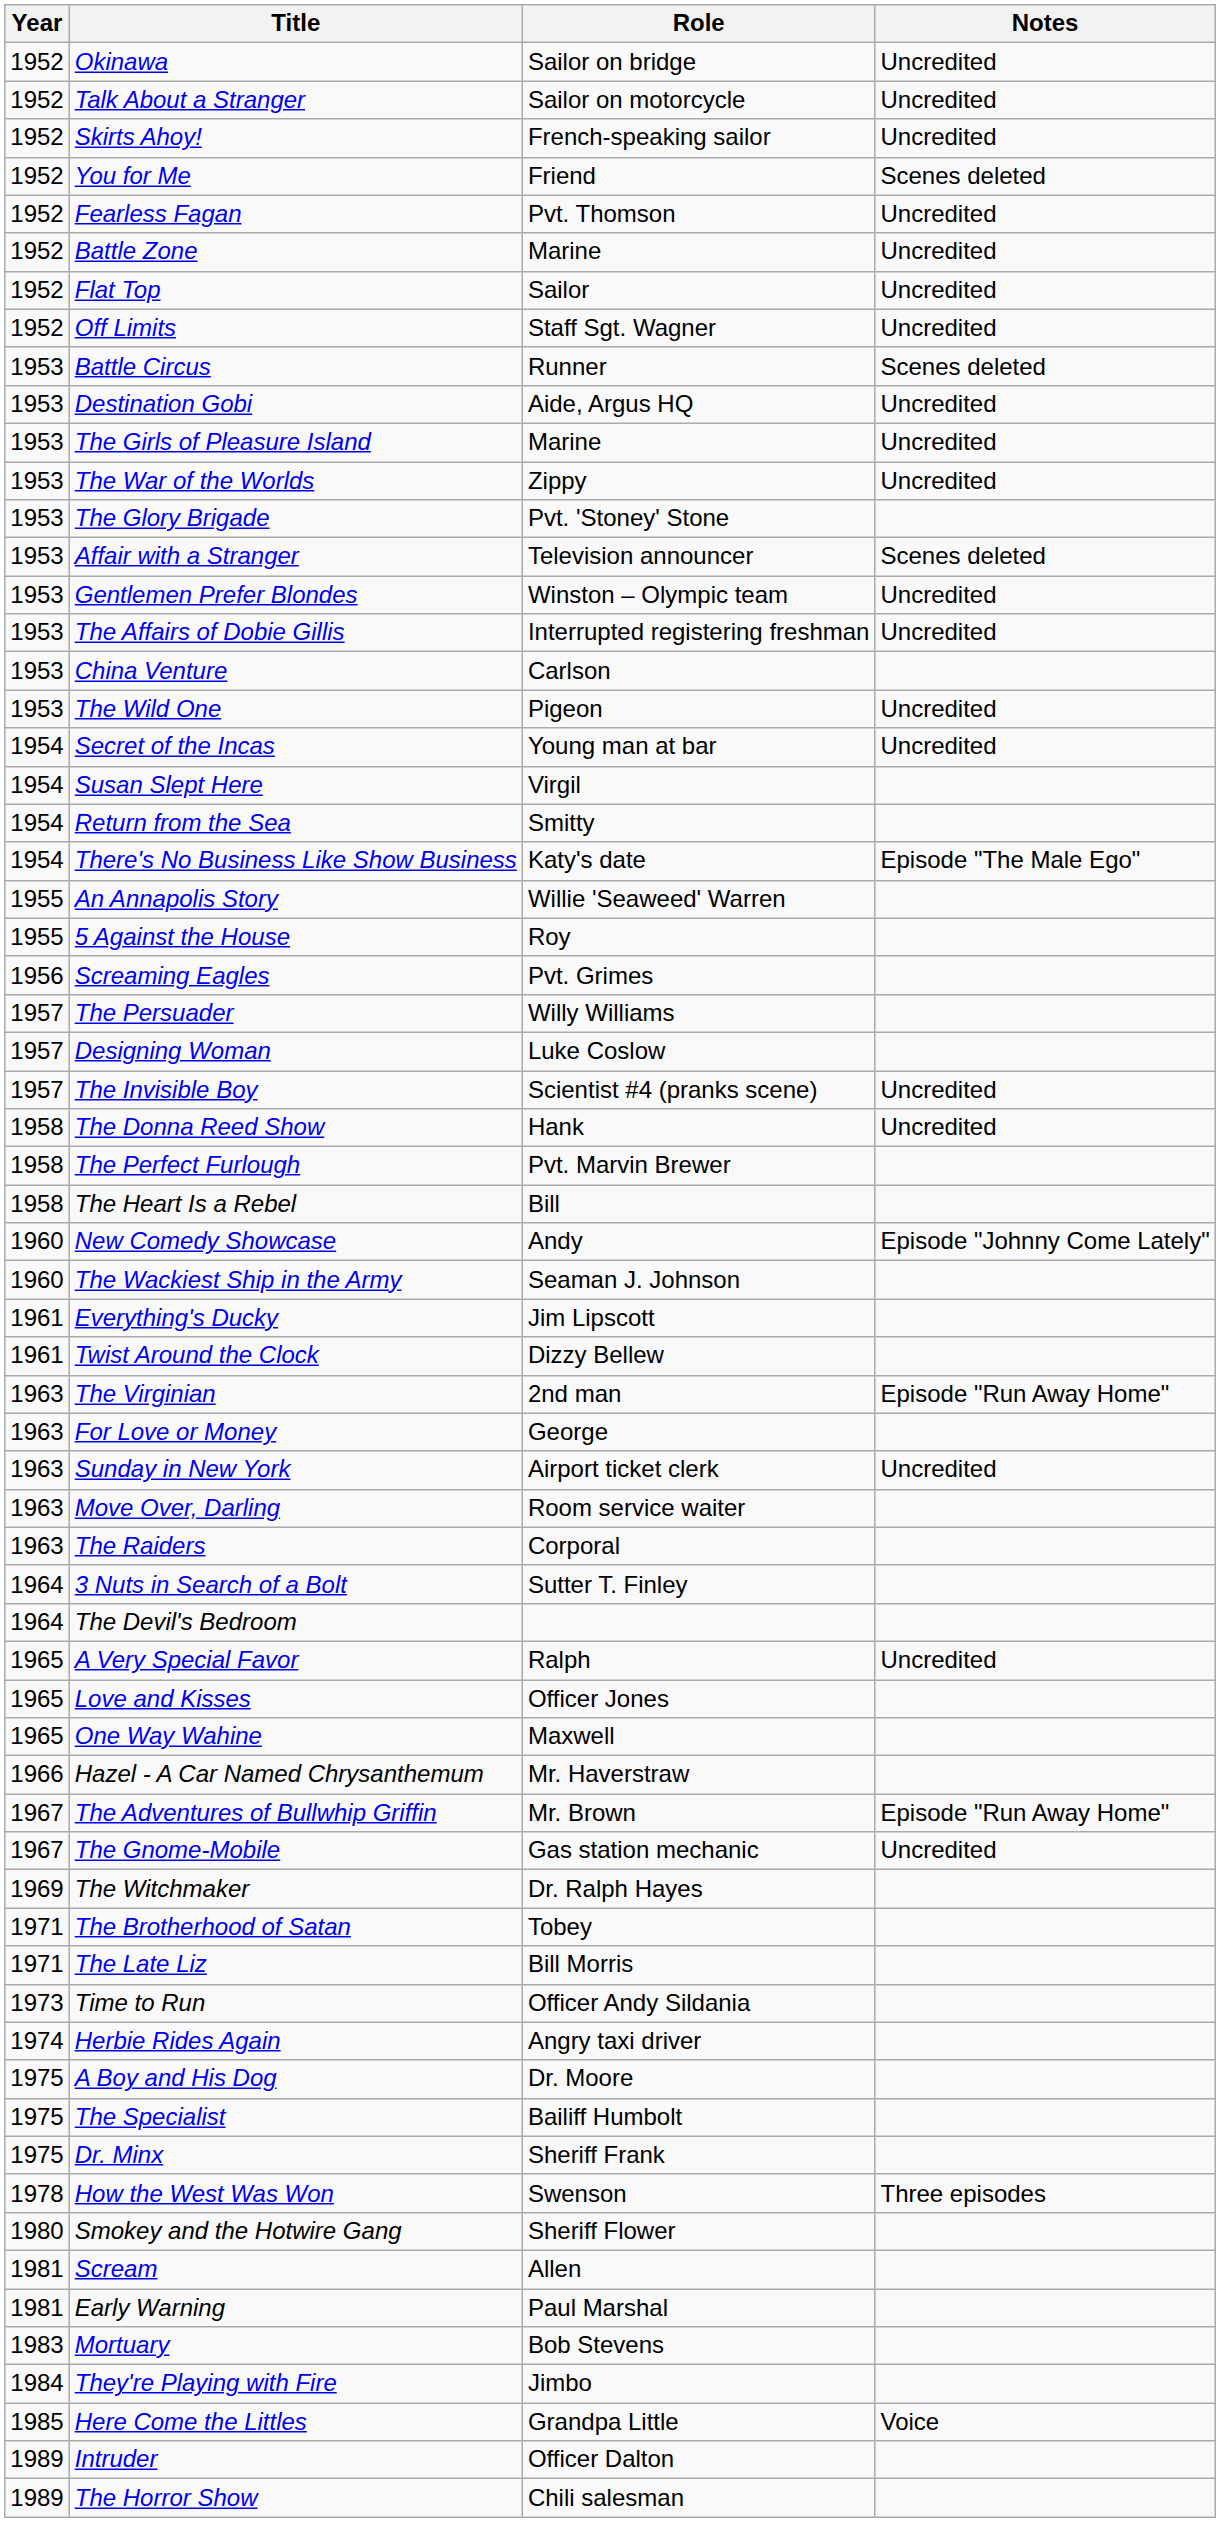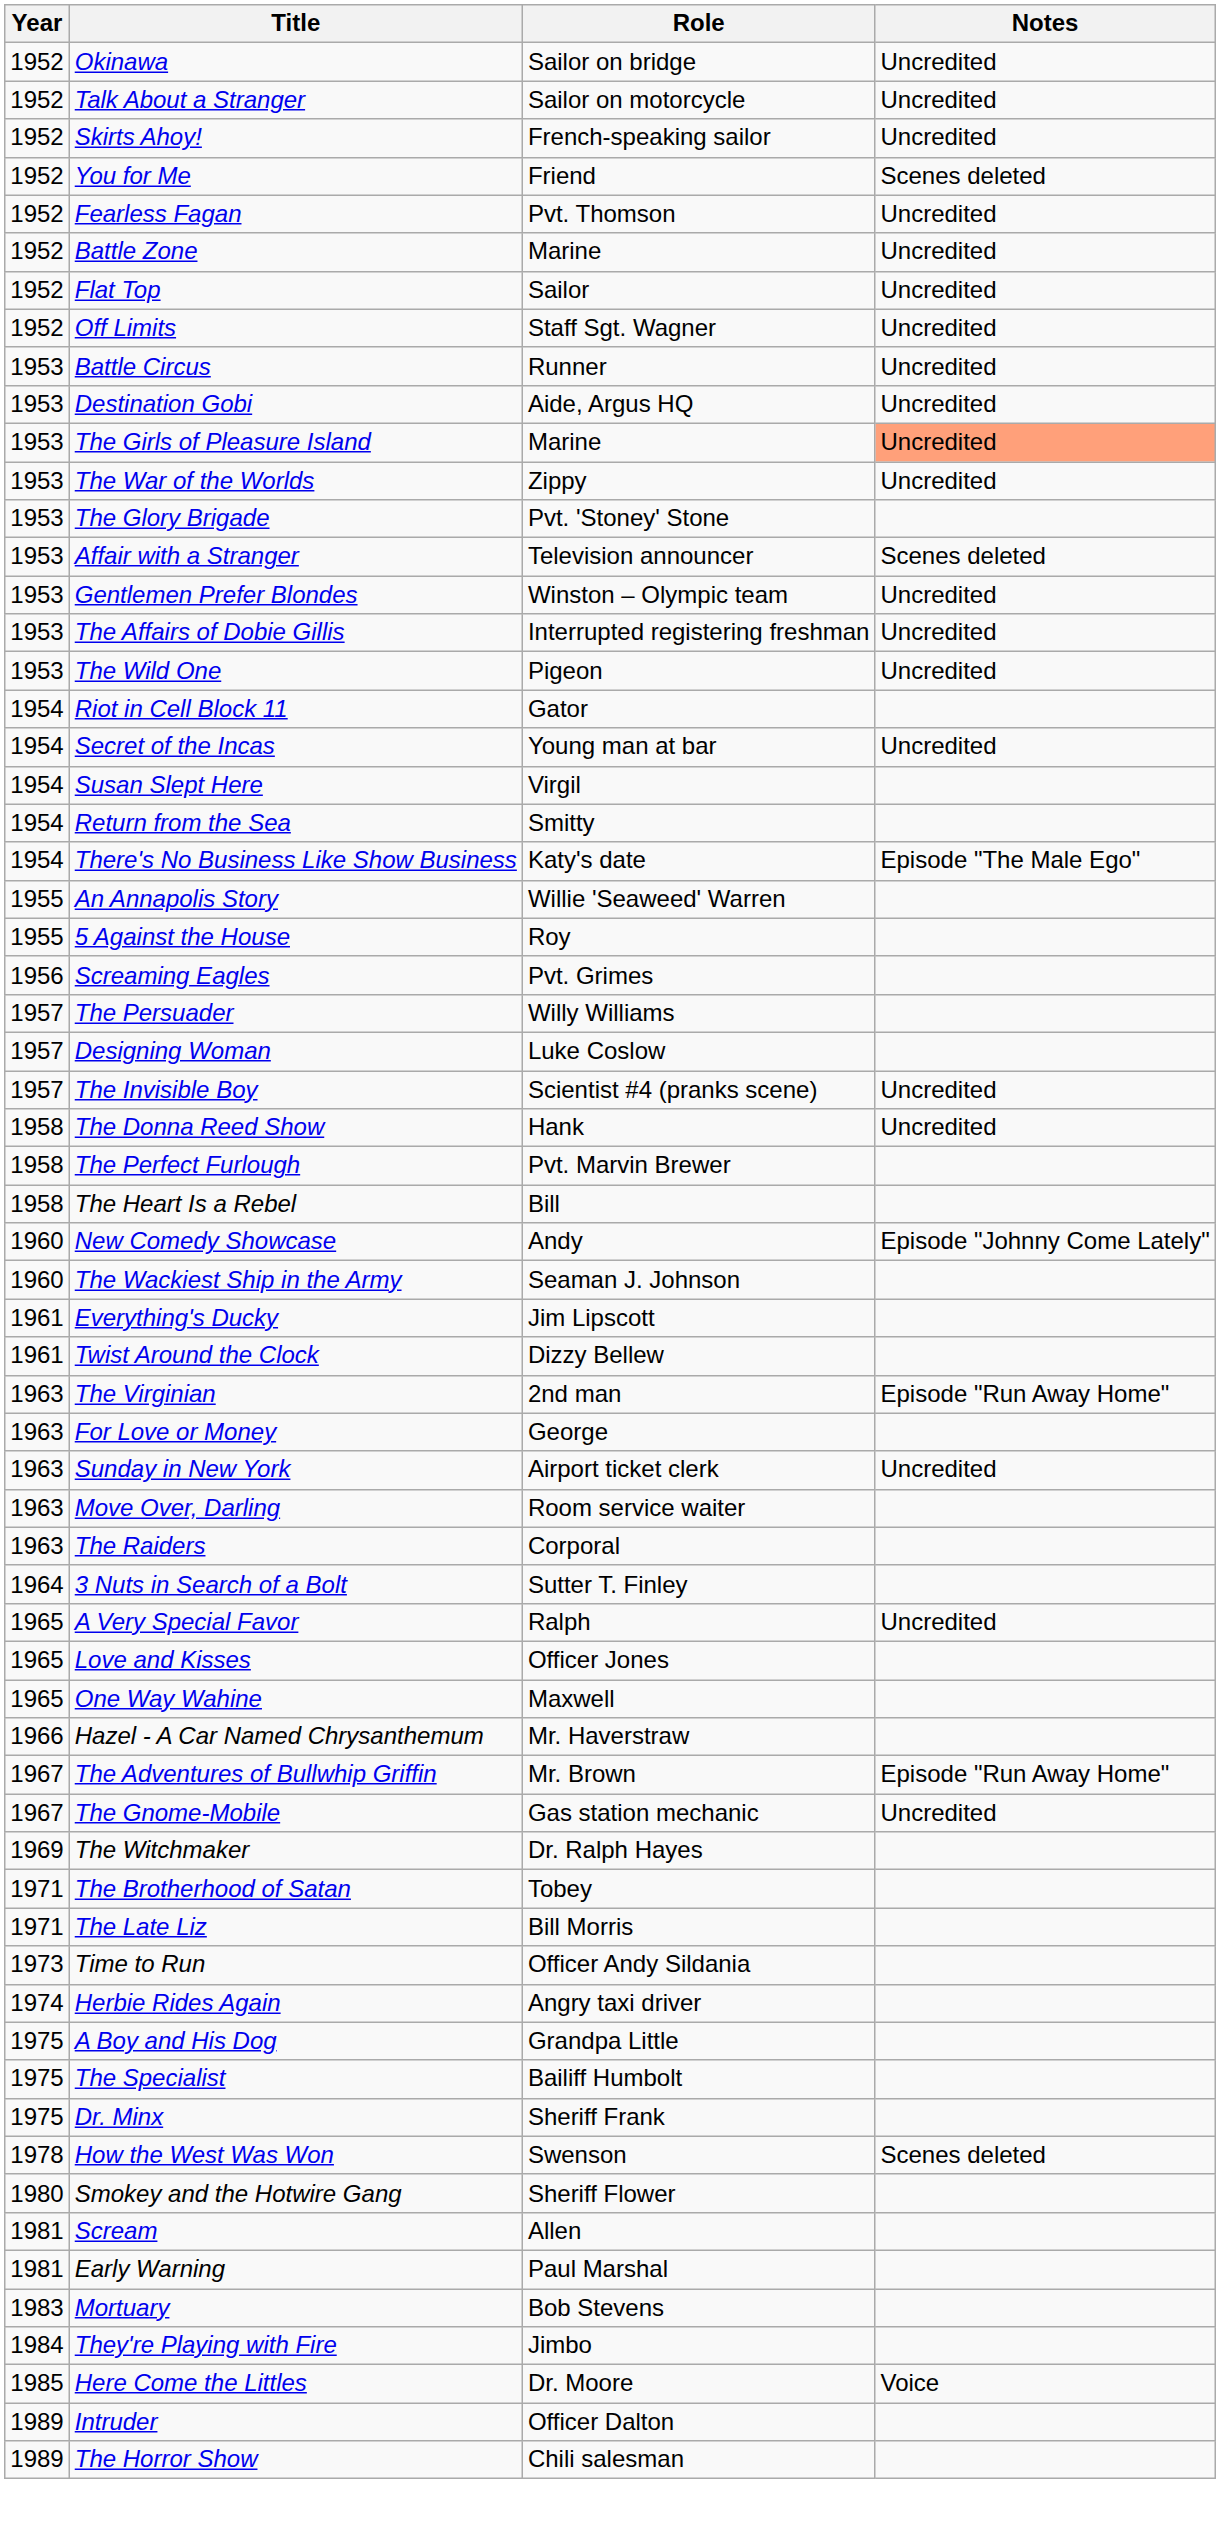(963, 366) Scenes deleted -> (939, 366) Uncredited
(939, 442) no background -> (939, 442) lightsalmon background
- row: (151, 670)
+ row: (181, 708)
- row: (186, 1622)
(581, 2078) Dr. Moore -> (603, 2040) Grandpa Little
(963, 2193) Three episodes -> (963, 2155) Scenes deleted
(603, 2421) Grandpa Little -> (581, 2383) Dr. Moore
